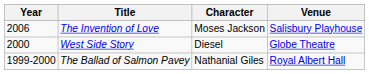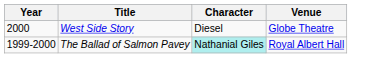- row: (110, 28)
(229, 61) no background -> (229, 45) paleturquoise background
